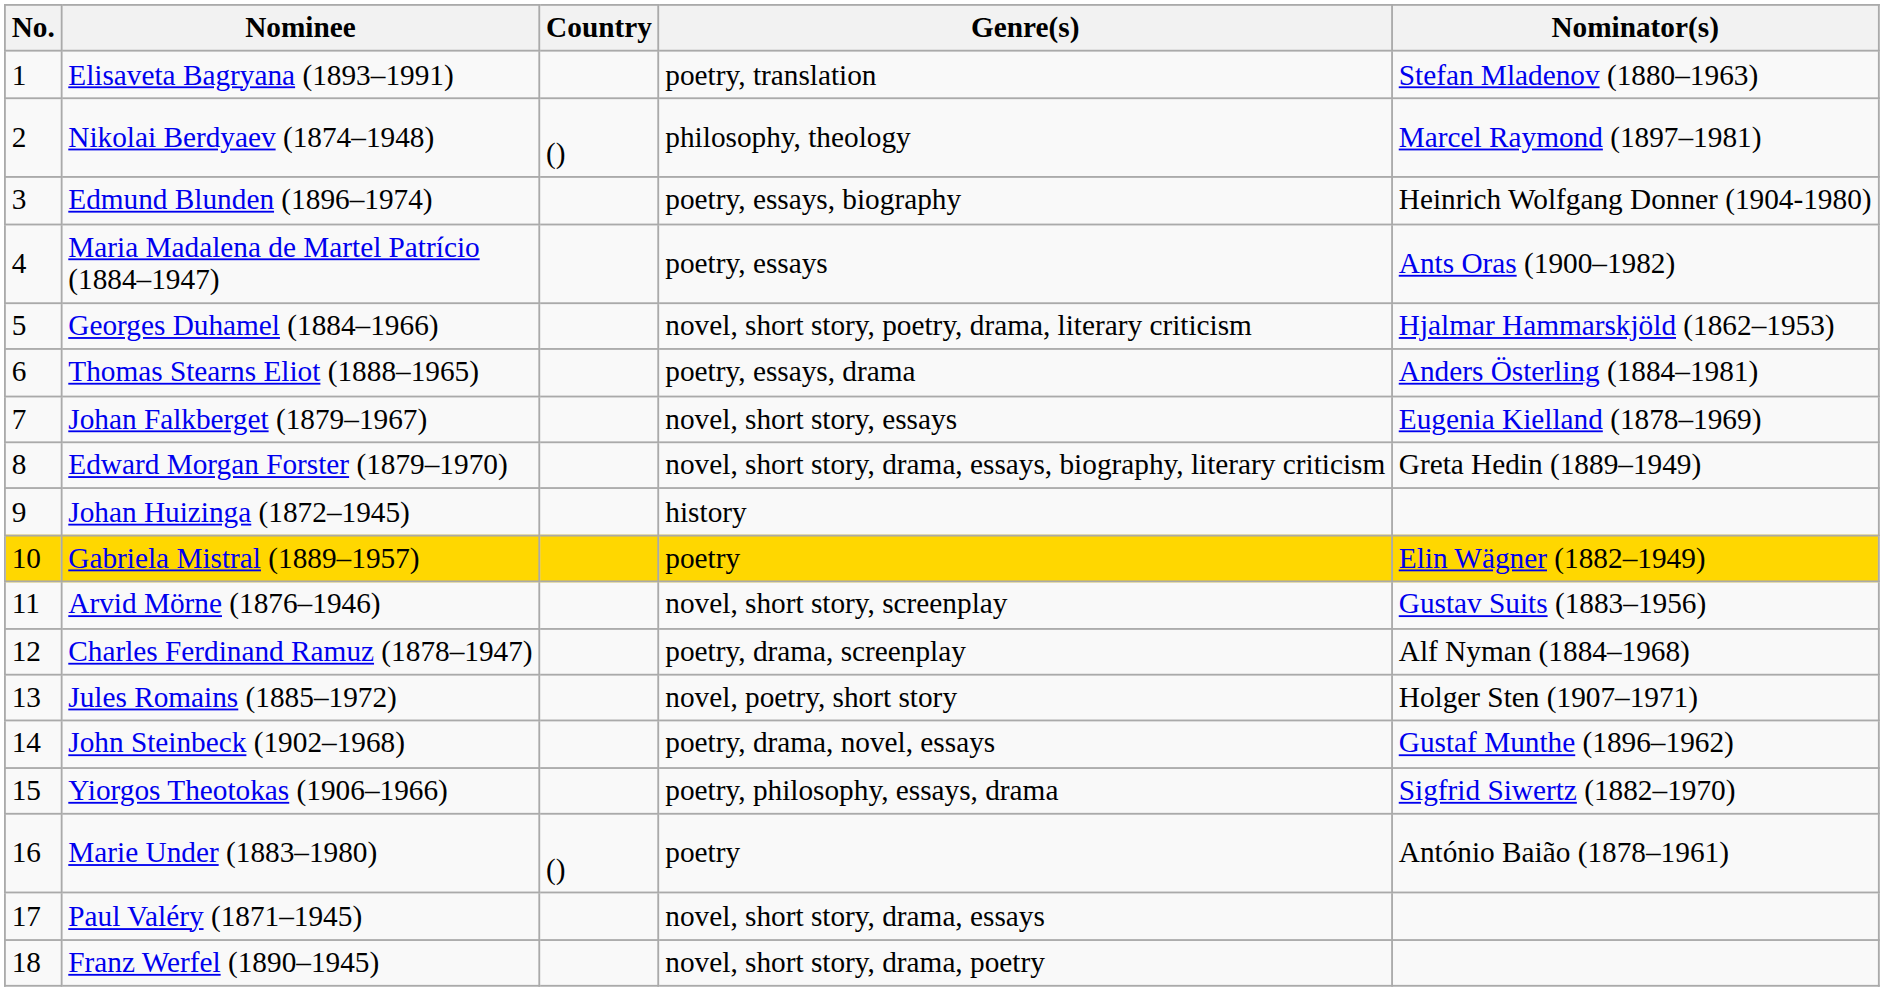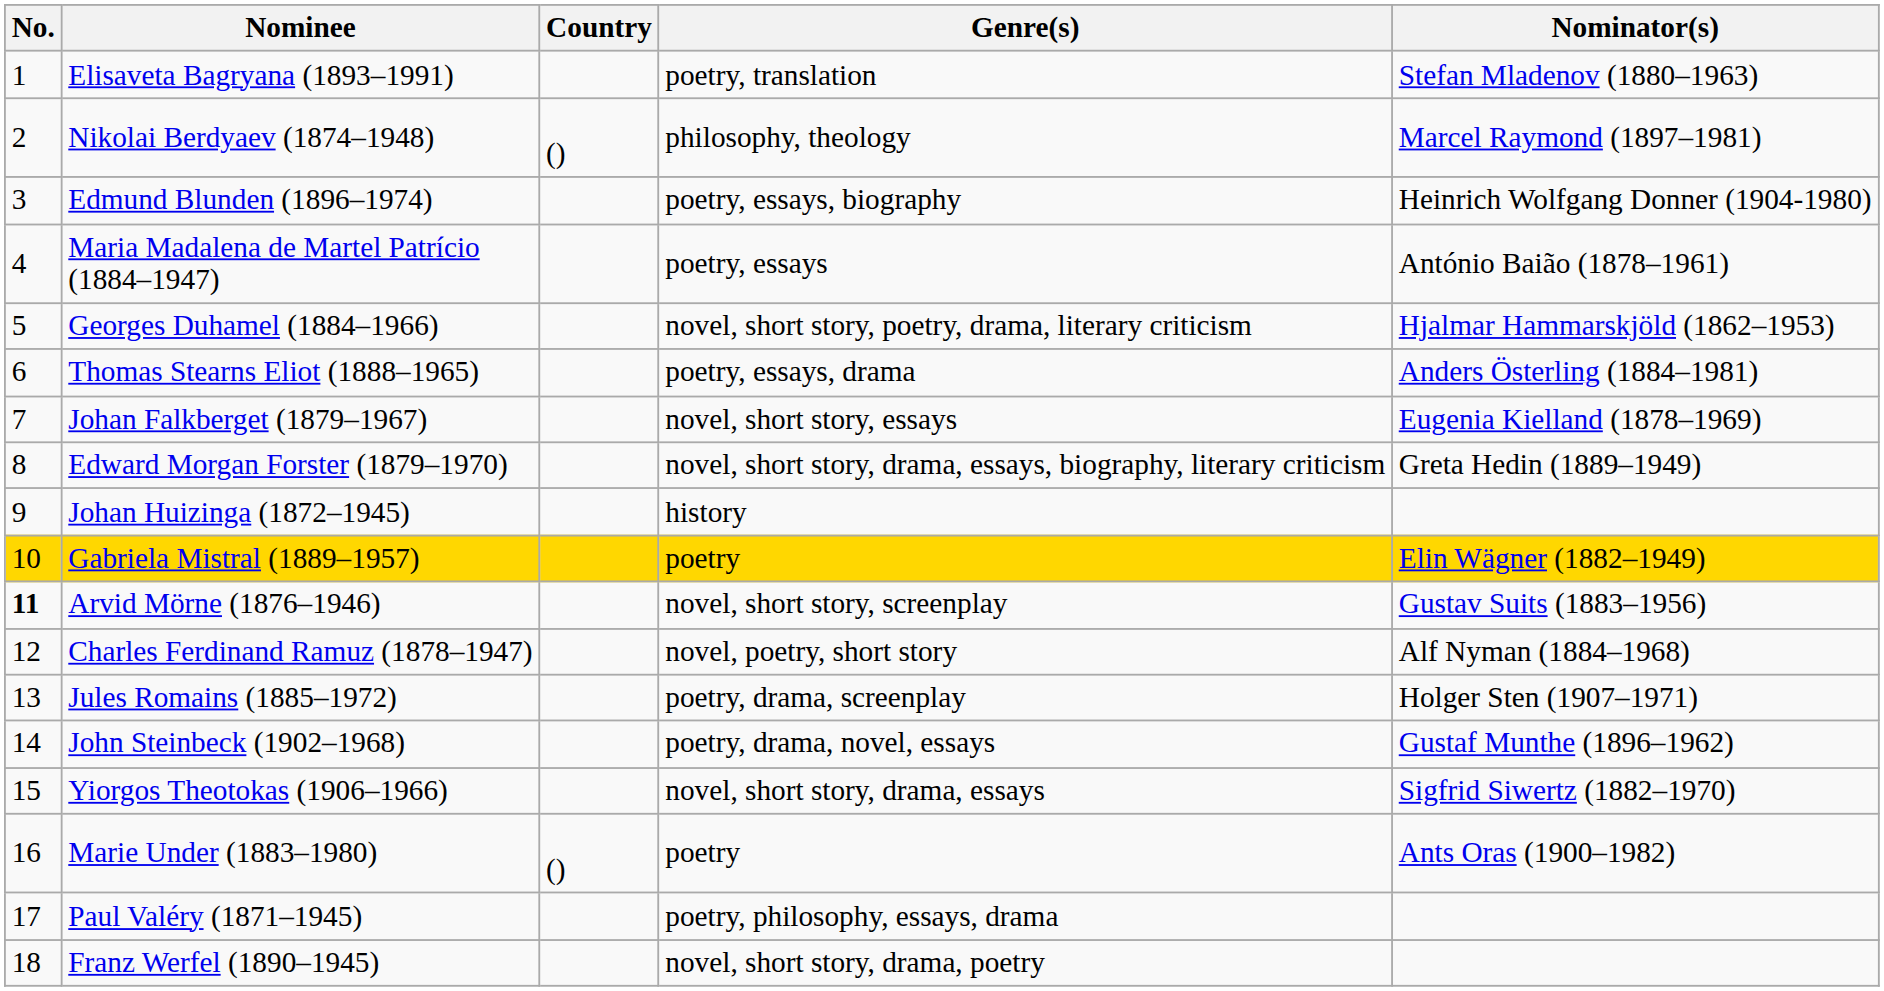(1537, 262) Ants Oras (1900–1982) -> (1564, 262) António Baião (1878–1961)
(26, 604) normal -> (26, 604) bold
(816, 650) poetry, drama, screenplay -> (811, 650) novel, poetry, short story
(811, 697) novel, poetry, short story -> (816, 697) poetry, drama, screenplay
(862, 790) poetry, philosophy, essays, drama -> (855, 790) novel, short story, drama, essays
(1564, 853) António Baião (1878–1961) -> (1537, 853) Ants Oras (1900–1982)
(855, 915) novel, short story, drama, essays -> (862, 915) poetry, philosophy, essays, drama
